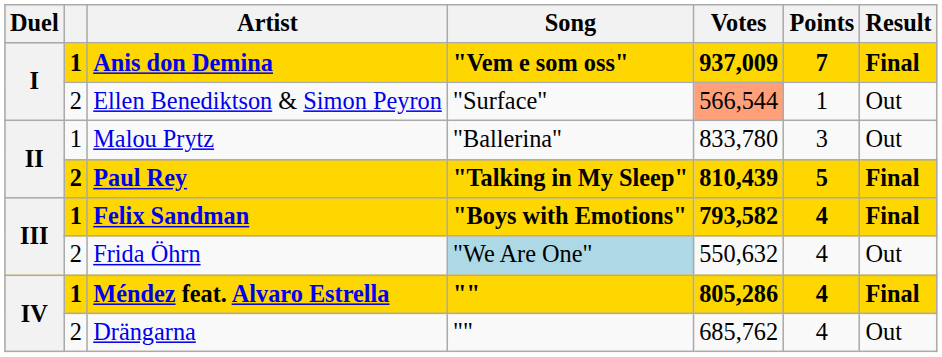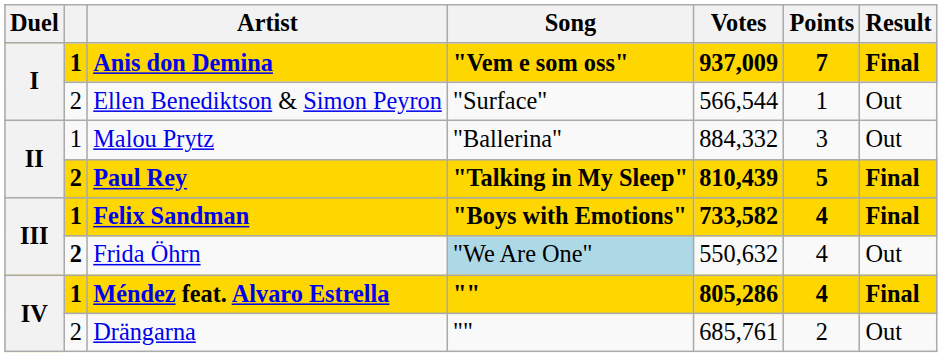(739, 100) lightsalmon background -> (739, 100) no background
(739, 139) 833,780 -> (739, 139) 884,332
(739, 216) 793,582 -> (739, 216) 733,582
(76, 255) normal -> (76, 255) bold
(739, 332) 685,762 -> (739, 332) 685,761
(822, 332) 4 -> (822, 332) 2
